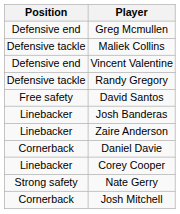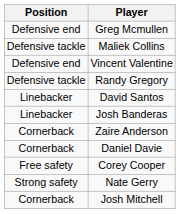(46, 98) Free safety -> (46, 98) Linebacker
(46, 132) Linebacker -> (46, 132) Cornerback
(46, 166) Linebacker -> (46, 166) Free safety
